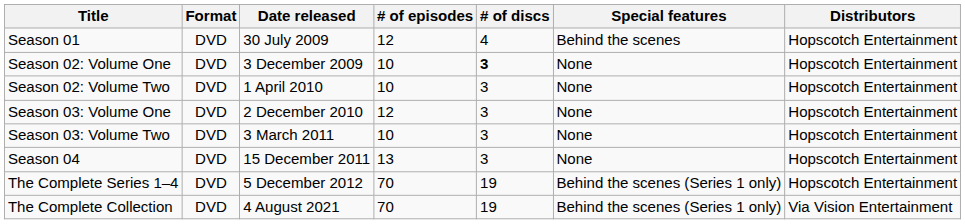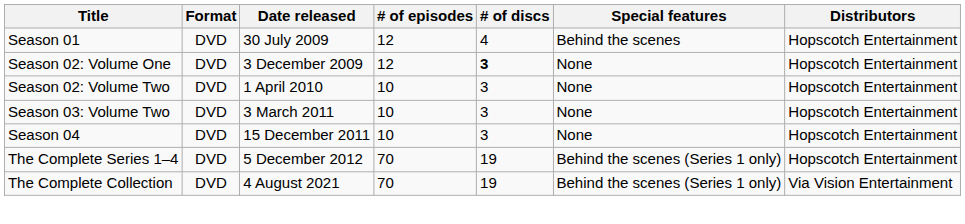(385, 64) 10 -> (385, 64) 12
- row: (89, 111)
(385, 159) 13 -> (385, 135) 10
